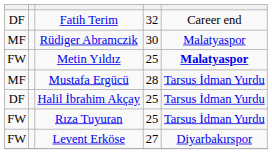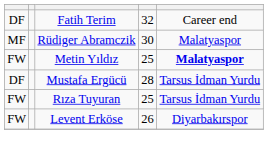(17, 79) MF -> (17, 79) DF
- row: (89, 99)
(152, 138) 27 -> (148, 119) 26
